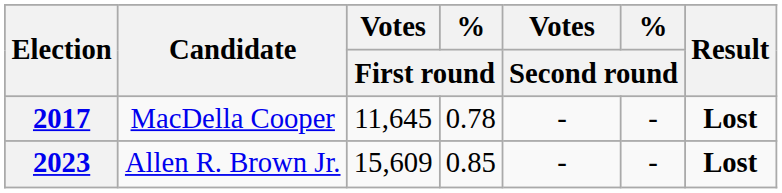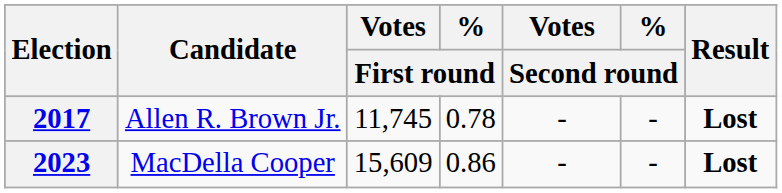(233, 118) MacDella Cooper -> (233, 118) Allen R. Brown Jr.
(393, 118) 11,645 -> (393, 118) 11,745
(233, 163) Allen R. Brown Jr. -> (233, 163) MacDella Cooper
(471, 163) 0.85 -> (471, 163) 0.86
